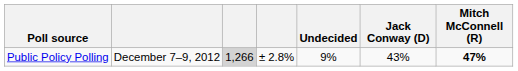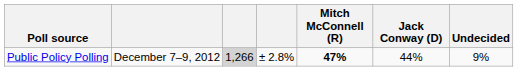columns swapped: (474, 26) <-> (328, 39)
(398, 57) 43% -> (411, 57) 44%
